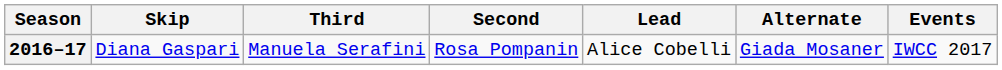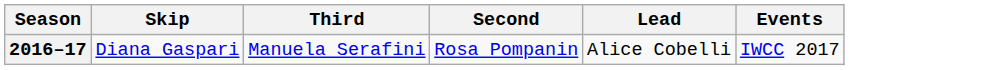- column: (812, 20)
